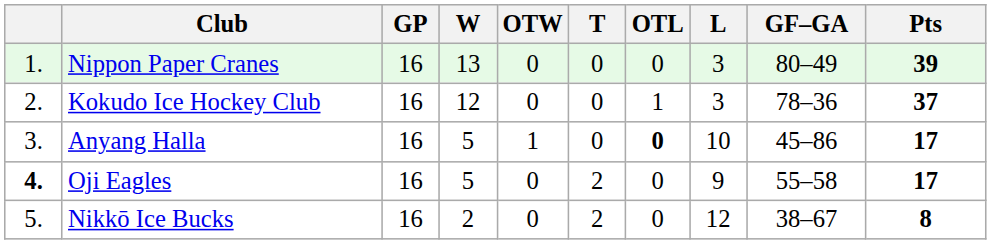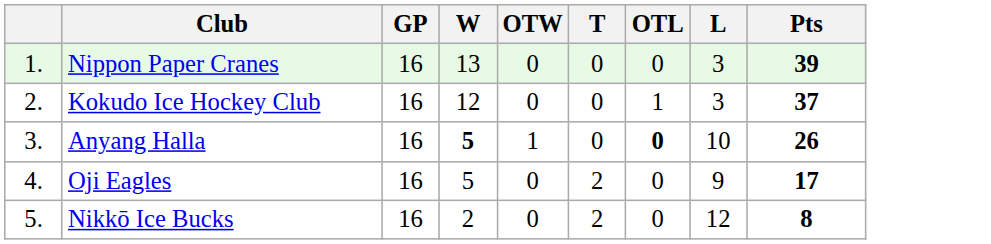- column: (807, 24)
(468, 141) normal -> (468, 141) bold
(926, 141) 17 -> (807, 141) 26
(34, 180) bold -> (34, 180) normal
